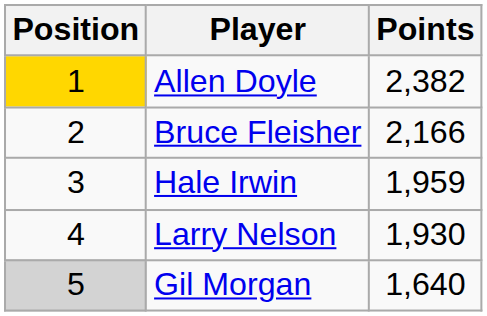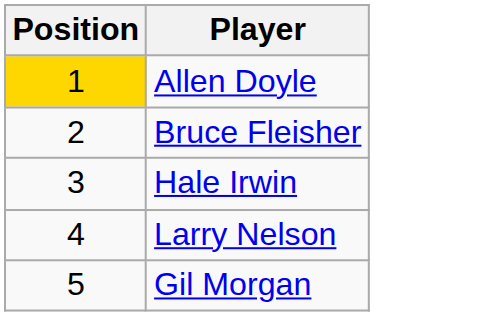- column: (425, 30)
(76, 285) lightgrey background -> (76, 285) no background
